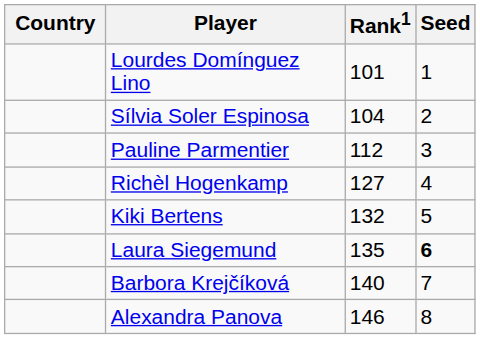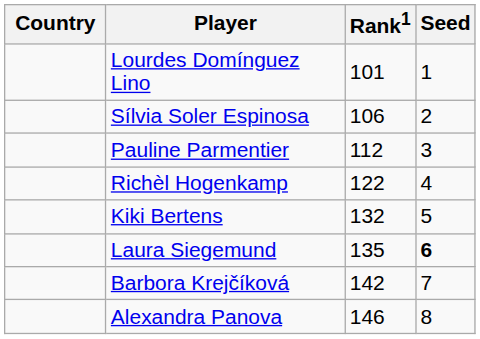(367, 116) 104 -> (367, 116) 106
(367, 183) 127 -> (367, 183) 122
(367, 283) 140 -> (367, 283) 142
